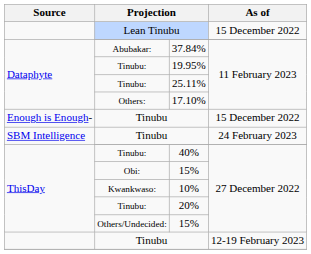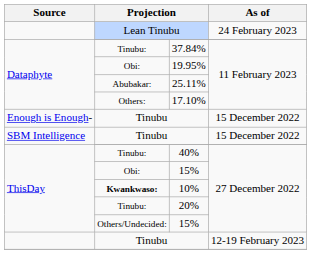(258, 30) 15 December 2022 -> (258, 30) 24 February 2023
(132, 48) Abubakar: -> (132, 48) Tinubu:
(132, 66) Tinubu: -> (132, 66) Obi:
(132, 83) Tinubu: -> (132, 83) Abubakar:
(258, 135) 24 February 2023 -> (258, 135) 15 December 2022
(132, 189) normal -> (132, 188) bold
